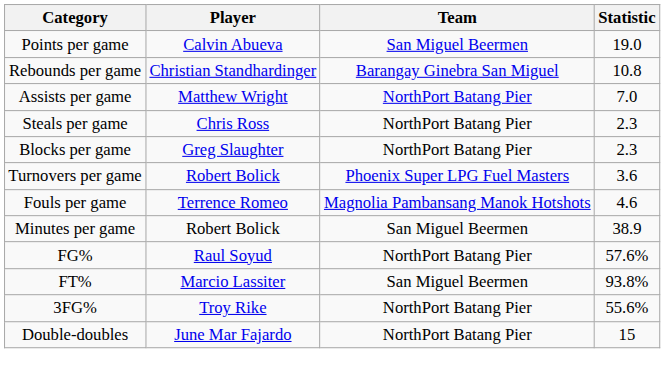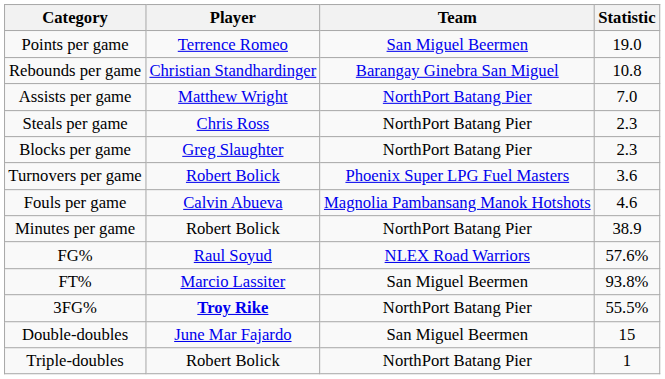(233, 44) Calvin Abueva -> (233, 44) Terrence Romeo
(233, 202) Terrence Romeo -> (233, 202) Calvin Abueva
(457, 228) San Miguel Beermen -> (457, 228) NorthPort Batang Pier
(457, 255) NorthPort Batang Pier -> (457, 255) NLEX Road Warriors
(233, 307) normal -> (233, 307) bold
(627, 307) 55.6% -> (627, 307) 55.5%
(457, 334) NorthPort Batang Pier -> (457, 334) San Miguel Beermen
+ row: (75, 360)
